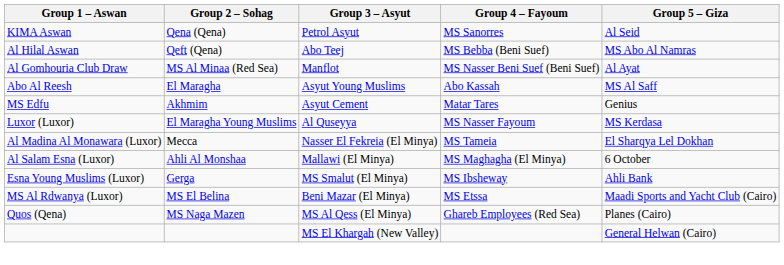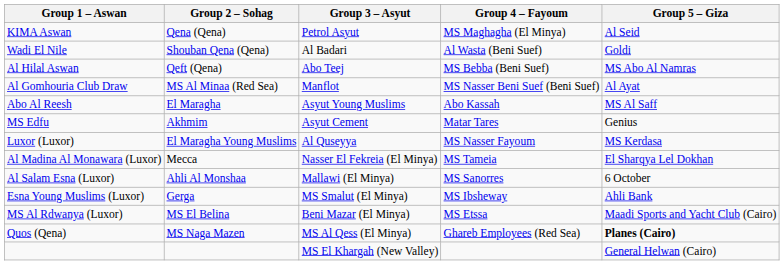(474, 31) MS Sanorres -> (505, 31) MS Maghagha (El Minya)
+ row: (37, 50)
(505, 159) MS Maghagha (El Minya) -> (474, 178) MS Sanorres
(638, 214) normal -> (640, 232) bold
